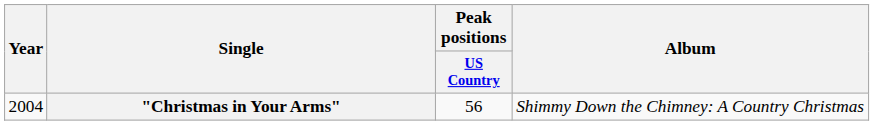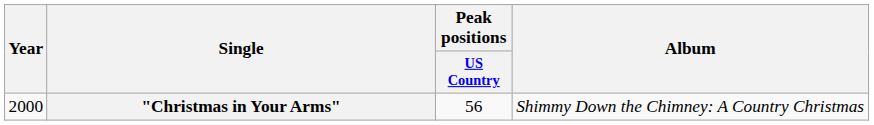(26, 106) 2004 -> (26, 106) 2000
